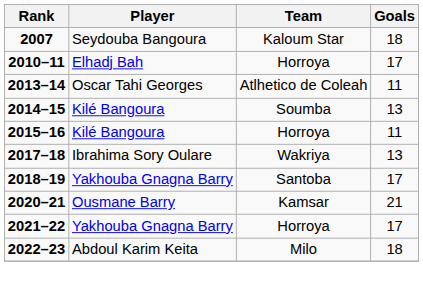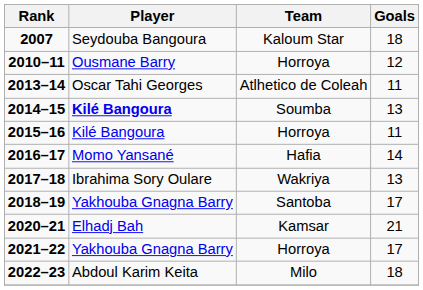(108, 62) Elhadj Bah -> (123, 62) Ousmane Barry
(395, 62) 17 -> (395, 62) 12
(118, 109) normal -> (122, 109) bold
+ row: (37, 156)
(123, 202) Ousmane Barry -> (108, 226) Elhadj Bah
